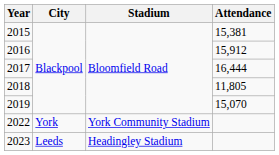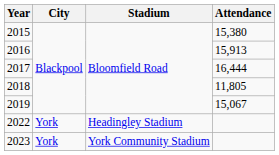(231, 31) 15,381 -> (231, 31) 15,380
(231, 50) 15,912 -> (231, 50) 15,913
(231, 104) 15,070 -> (231, 104) 15,067
(149, 123) York Community Stadium -> (135, 123) Headingley Stadium
(49, 141) Leeds -> (47, 141) York
(135, 141) Headingley Stadium -> (149, 141) York Community Stadium
